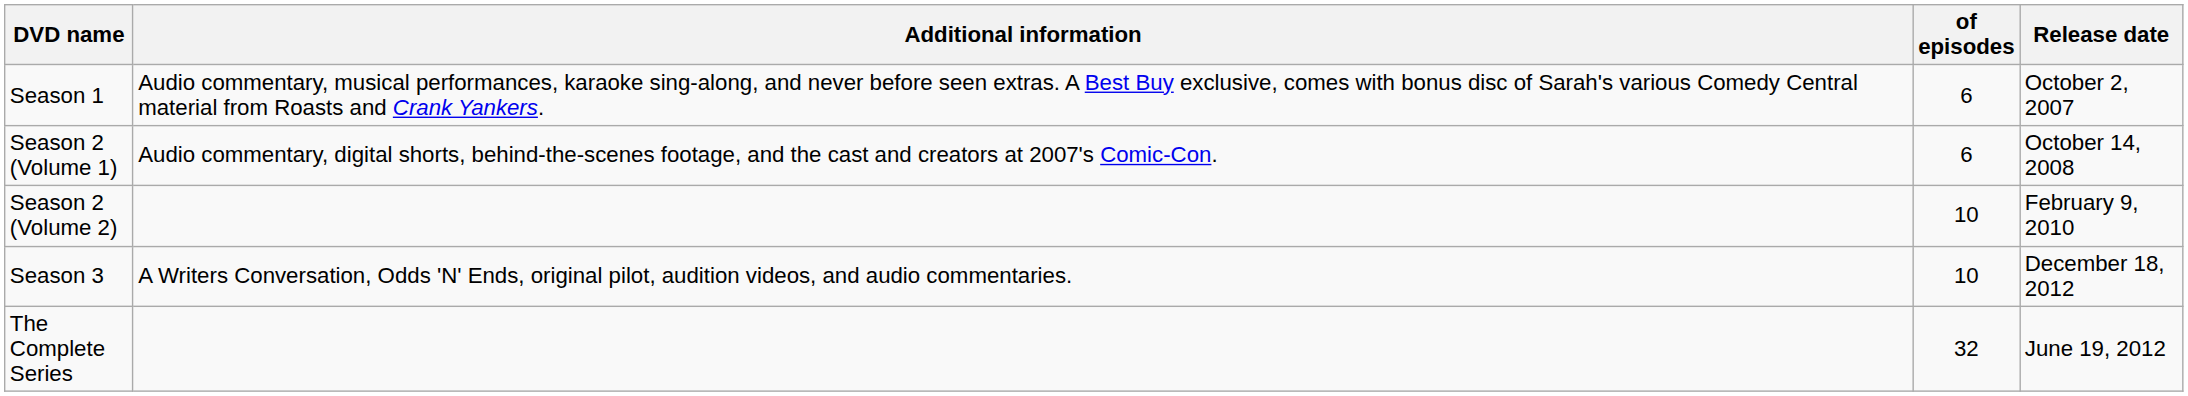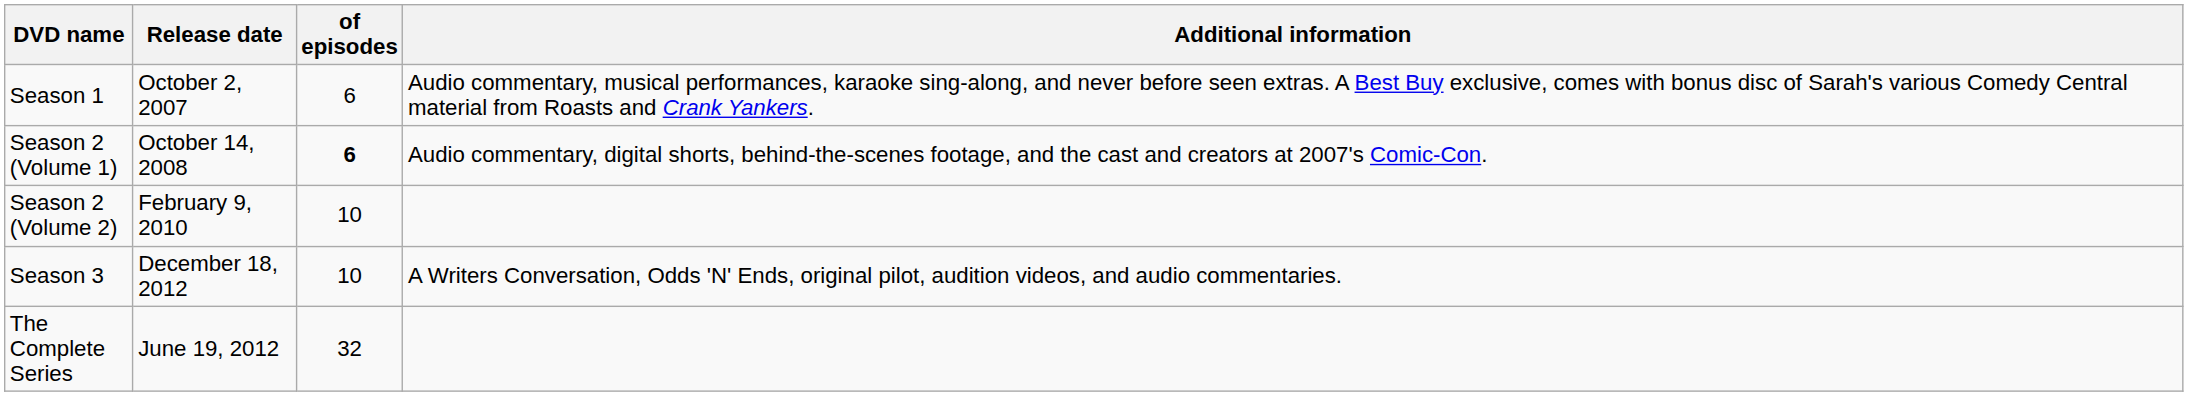columns swapped: (2101, 34) <-> (1023, 34)
(1966, 155) normal -> (350, 155) bold
